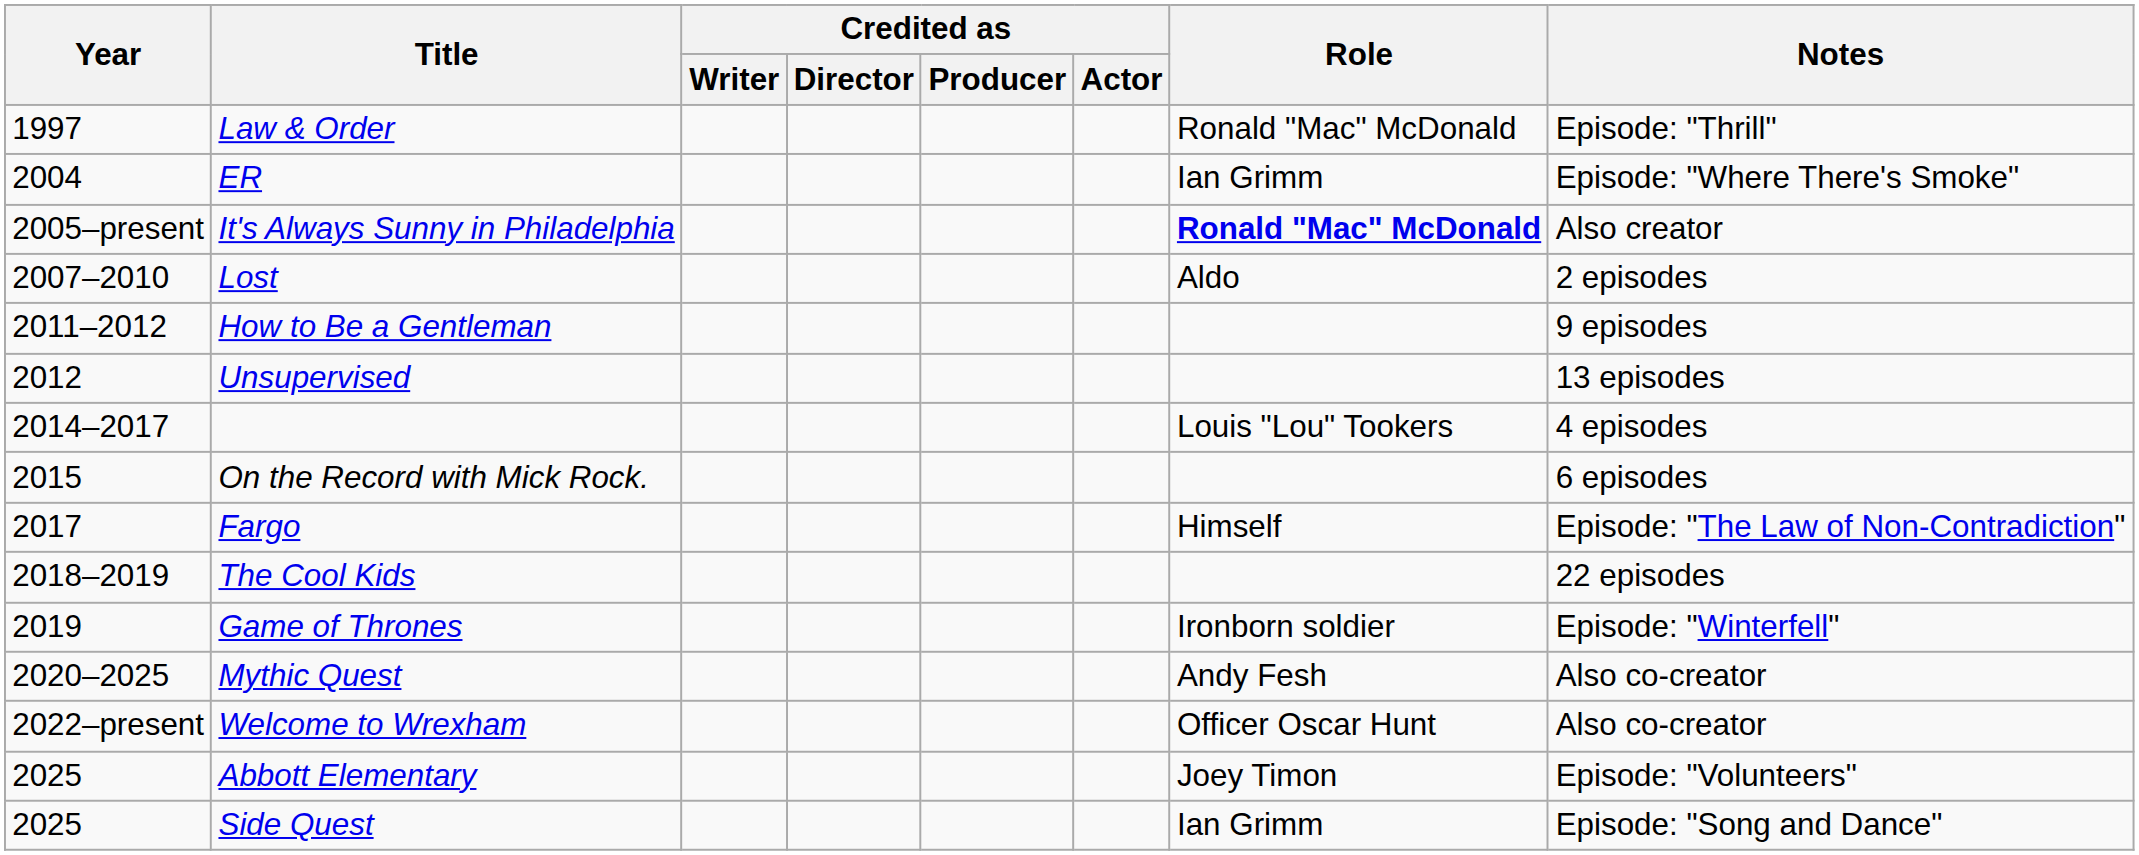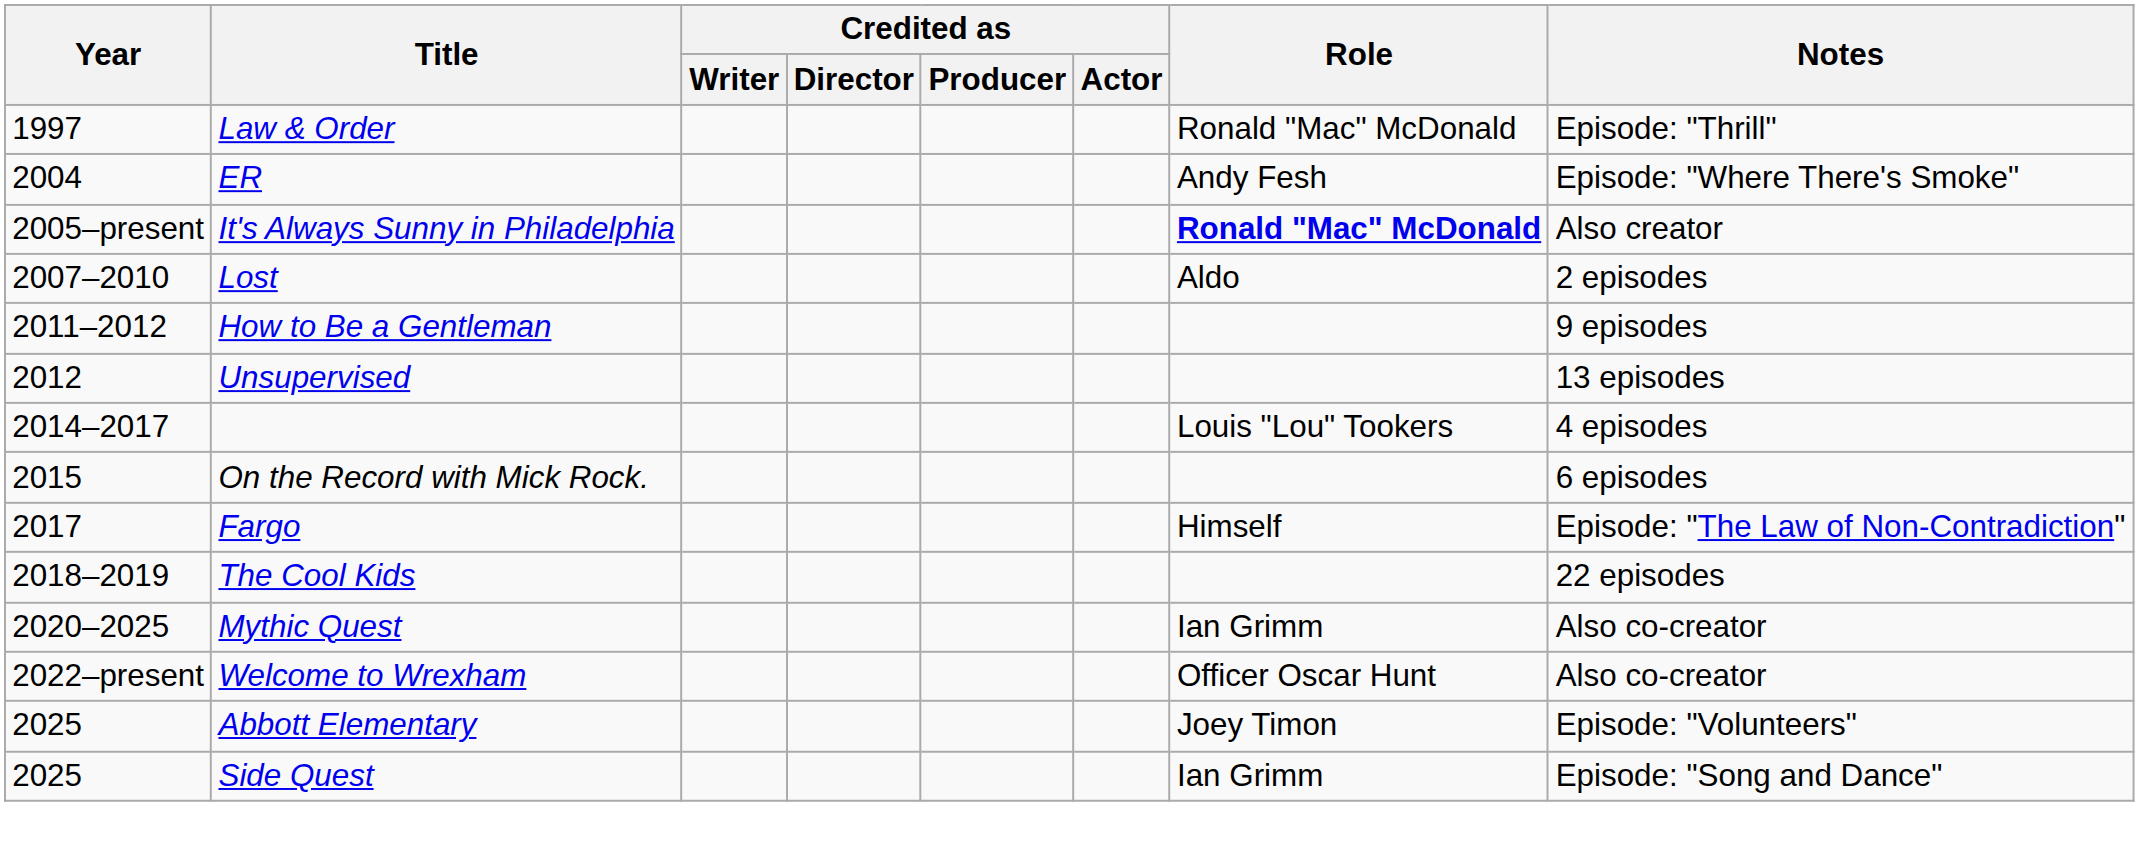(1250, 178) Ian Grimm -> (1252, 178) Andy Fesh
- row: (340, 626)
(1252, 675) Andy Fesh -> (1250, 626) Ian Grimm
